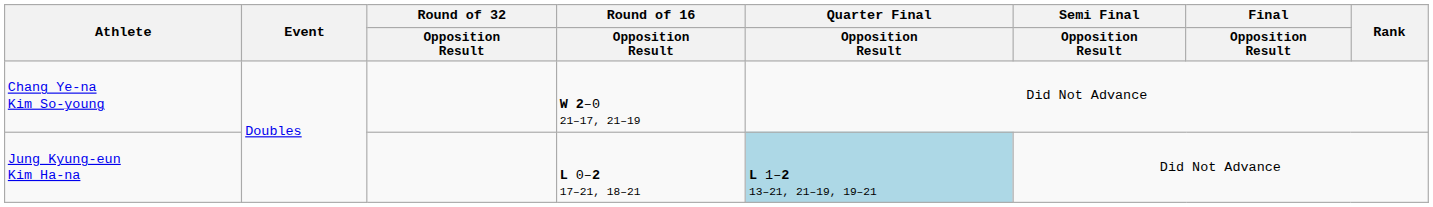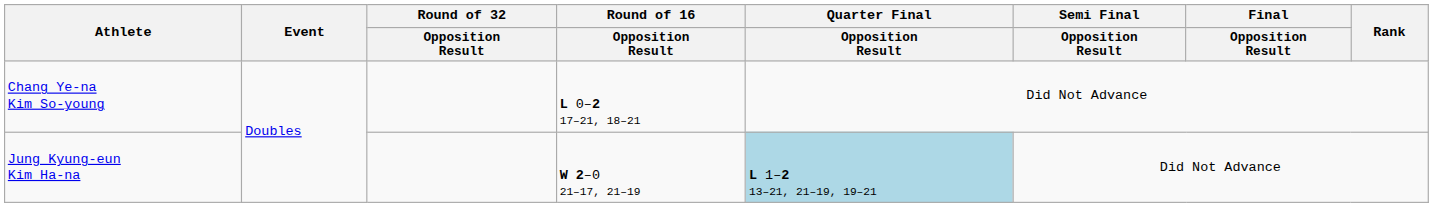(600, 112) W 2–0 21–17, 21–19 -> (600, 112) L 0–2 17–21, 18–21
(600, 183) L 0–2 17–21, 18–21 -> (600, 183) W 2–0 21–17, 21–19
